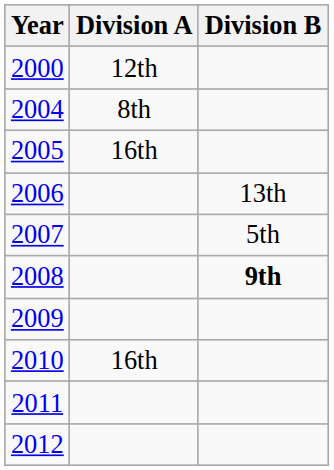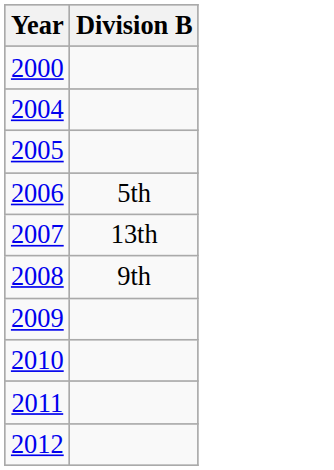- column: (134, 25)
(263, 192) 13th -> (134, 192) 5th
(263, 234) 5th -> (134, 234) 13th
(263, 276) bold -> (134, 276) normal
